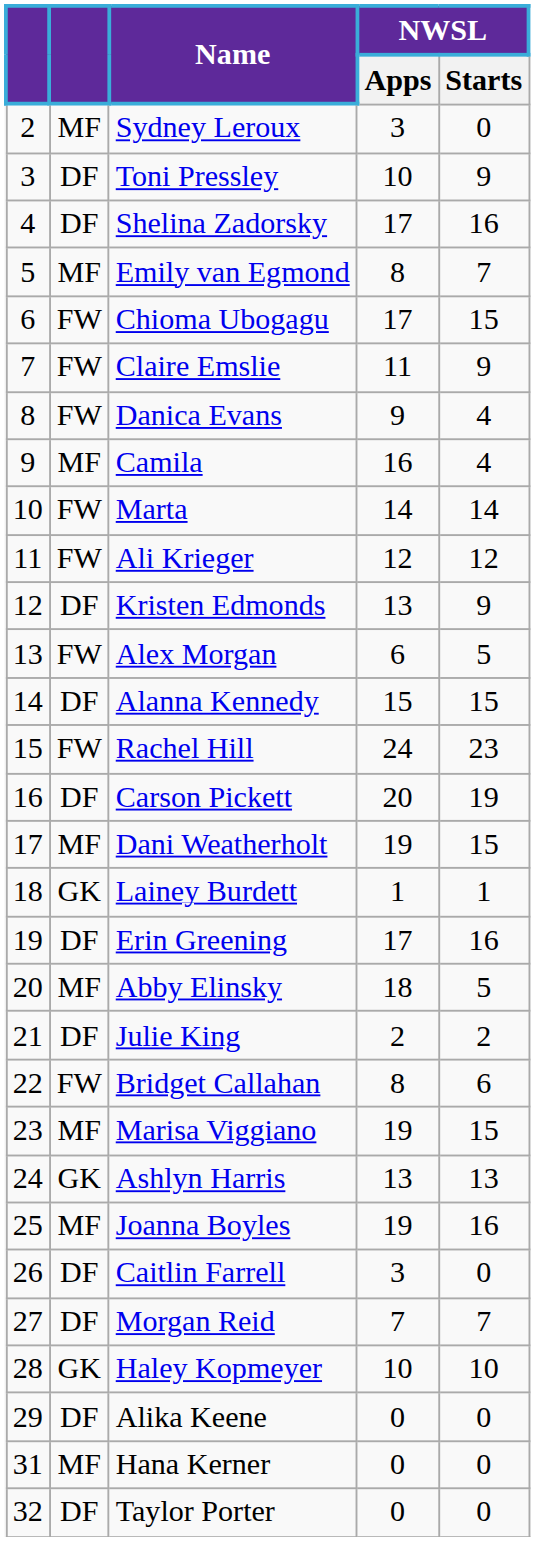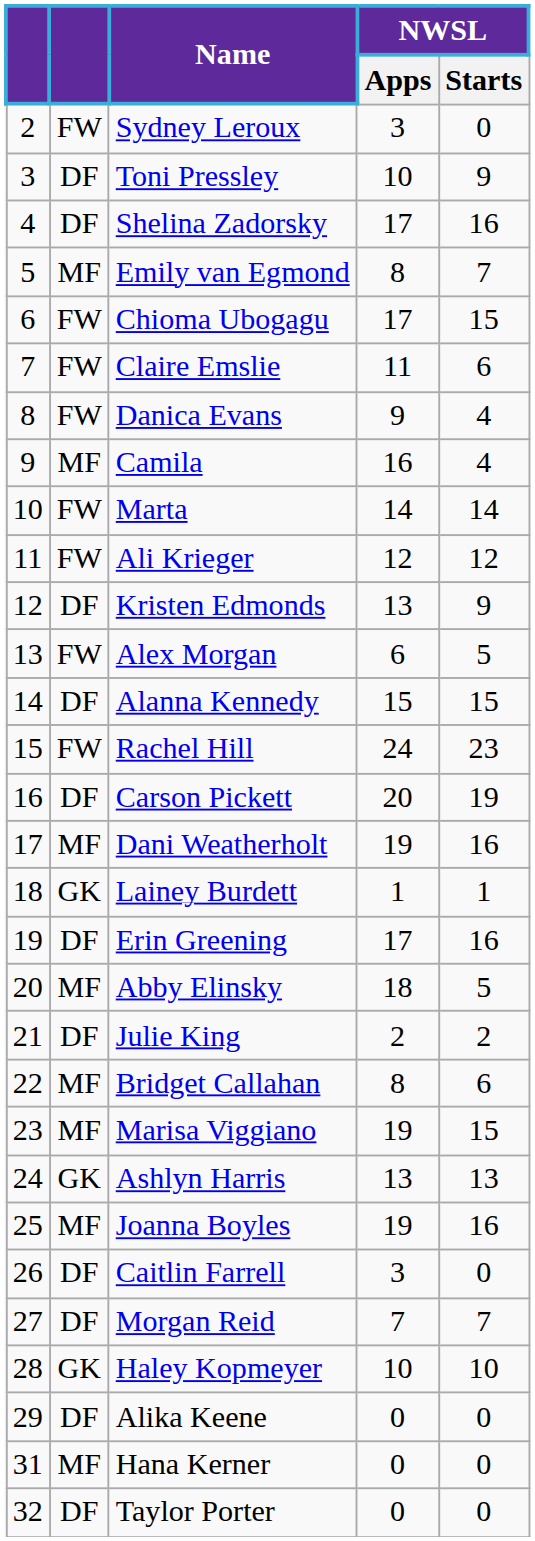(79, 128) MF -> (79, 128) FW
(484, 366) 9 -> (484, 366) 6
(484, 844) 15 -> (484, 844) 16
(79, 1082) FW -> (79, 1082) MF
